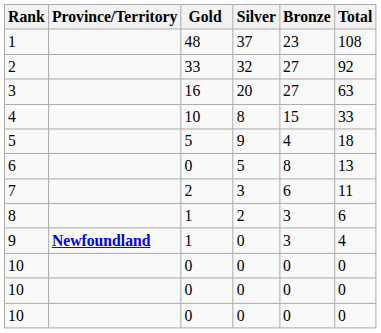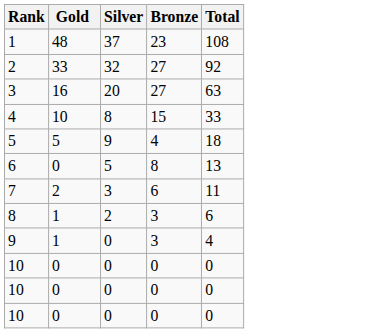- column: (115, 16)
